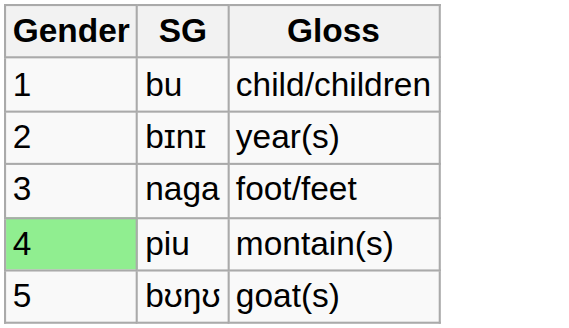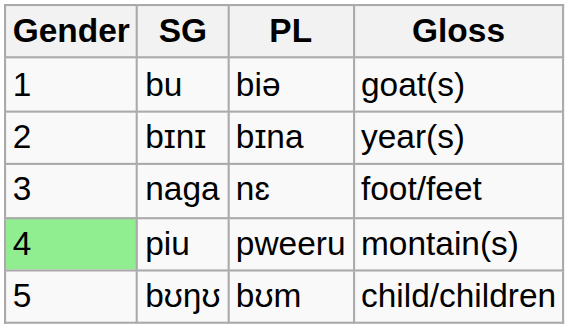+ column: (291, 31)
(333, 84) child/children -> (413, 84) goat(s)
(288, 296) goat(s) -> (459, 296) child/children
